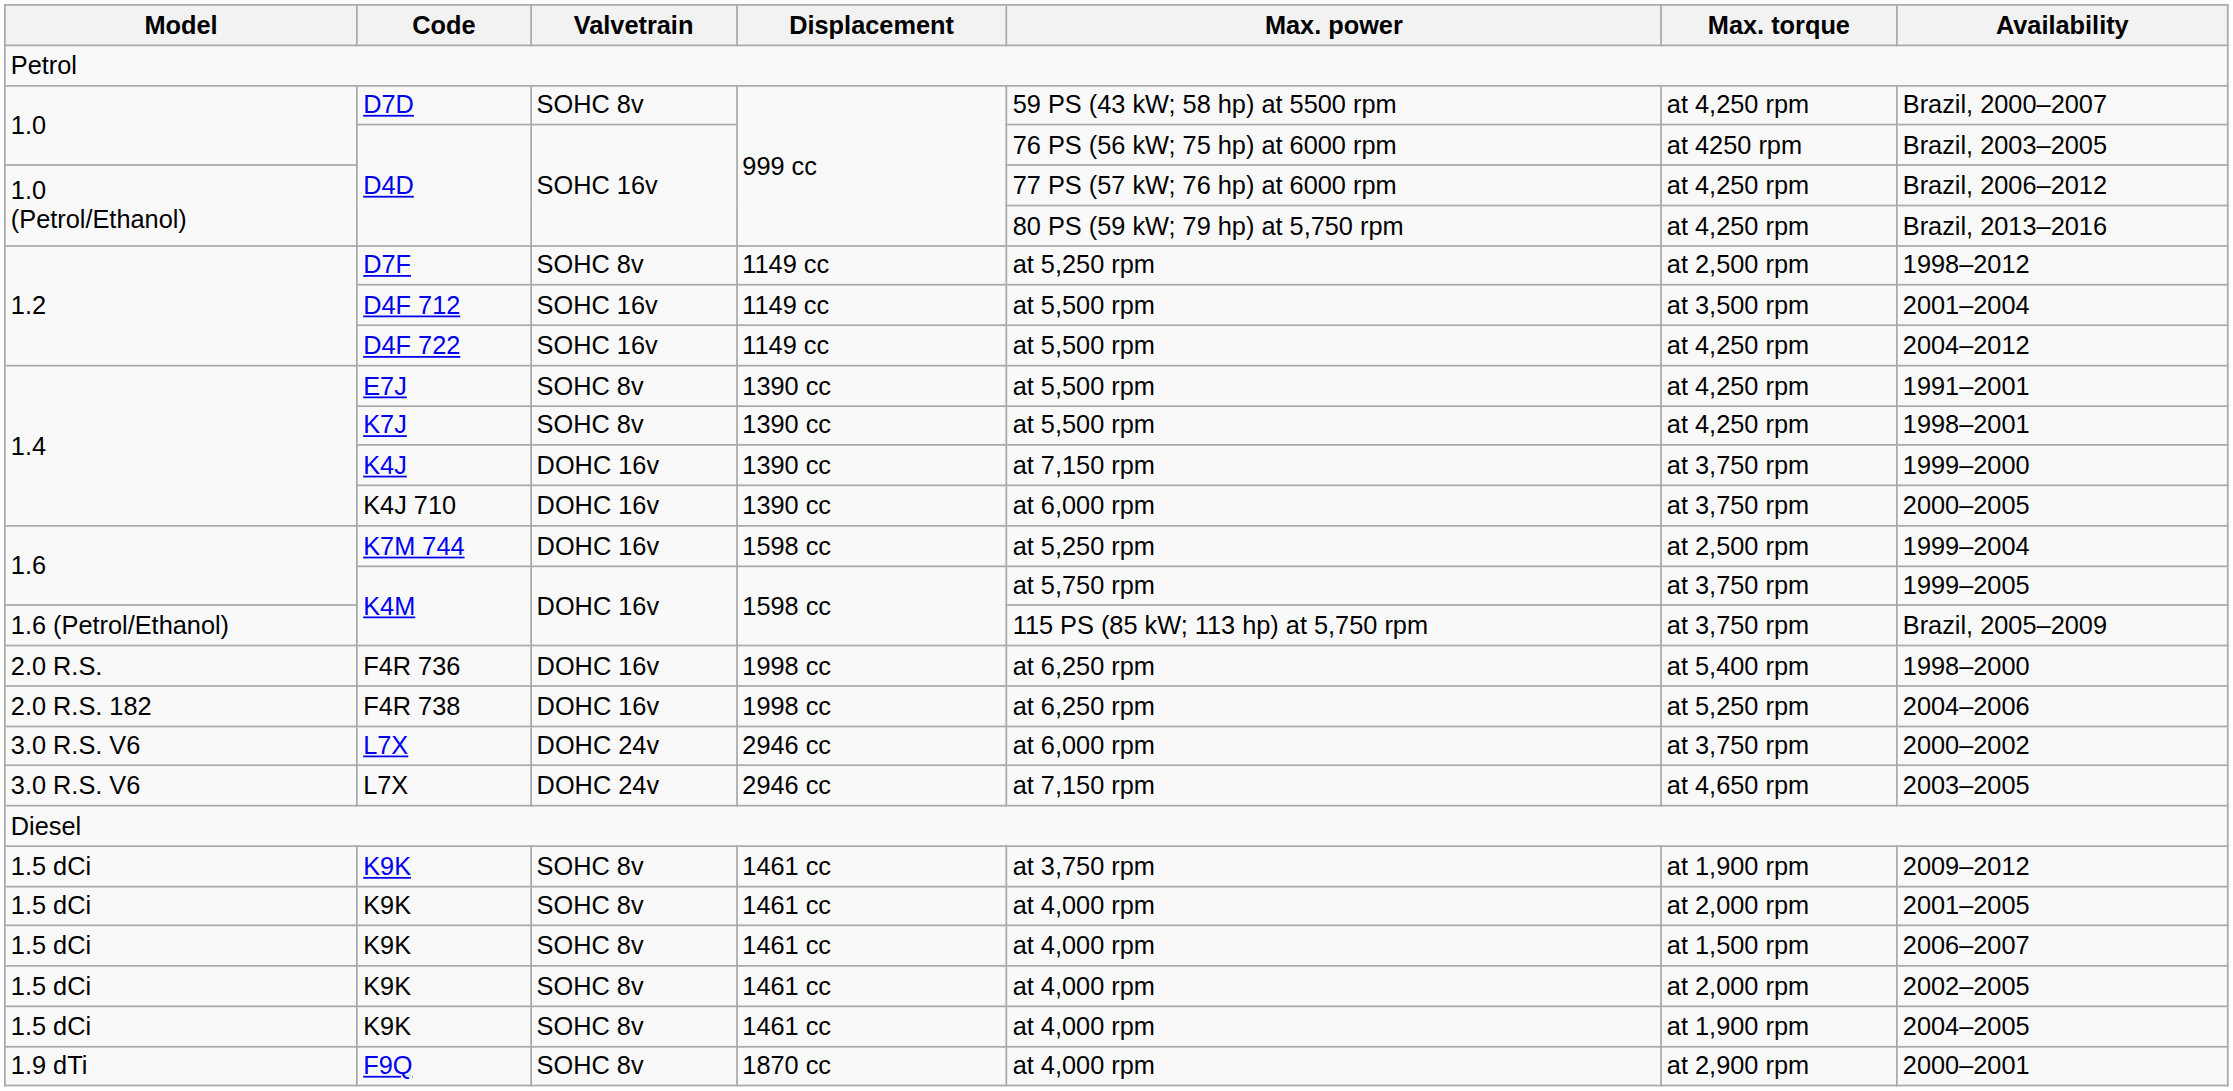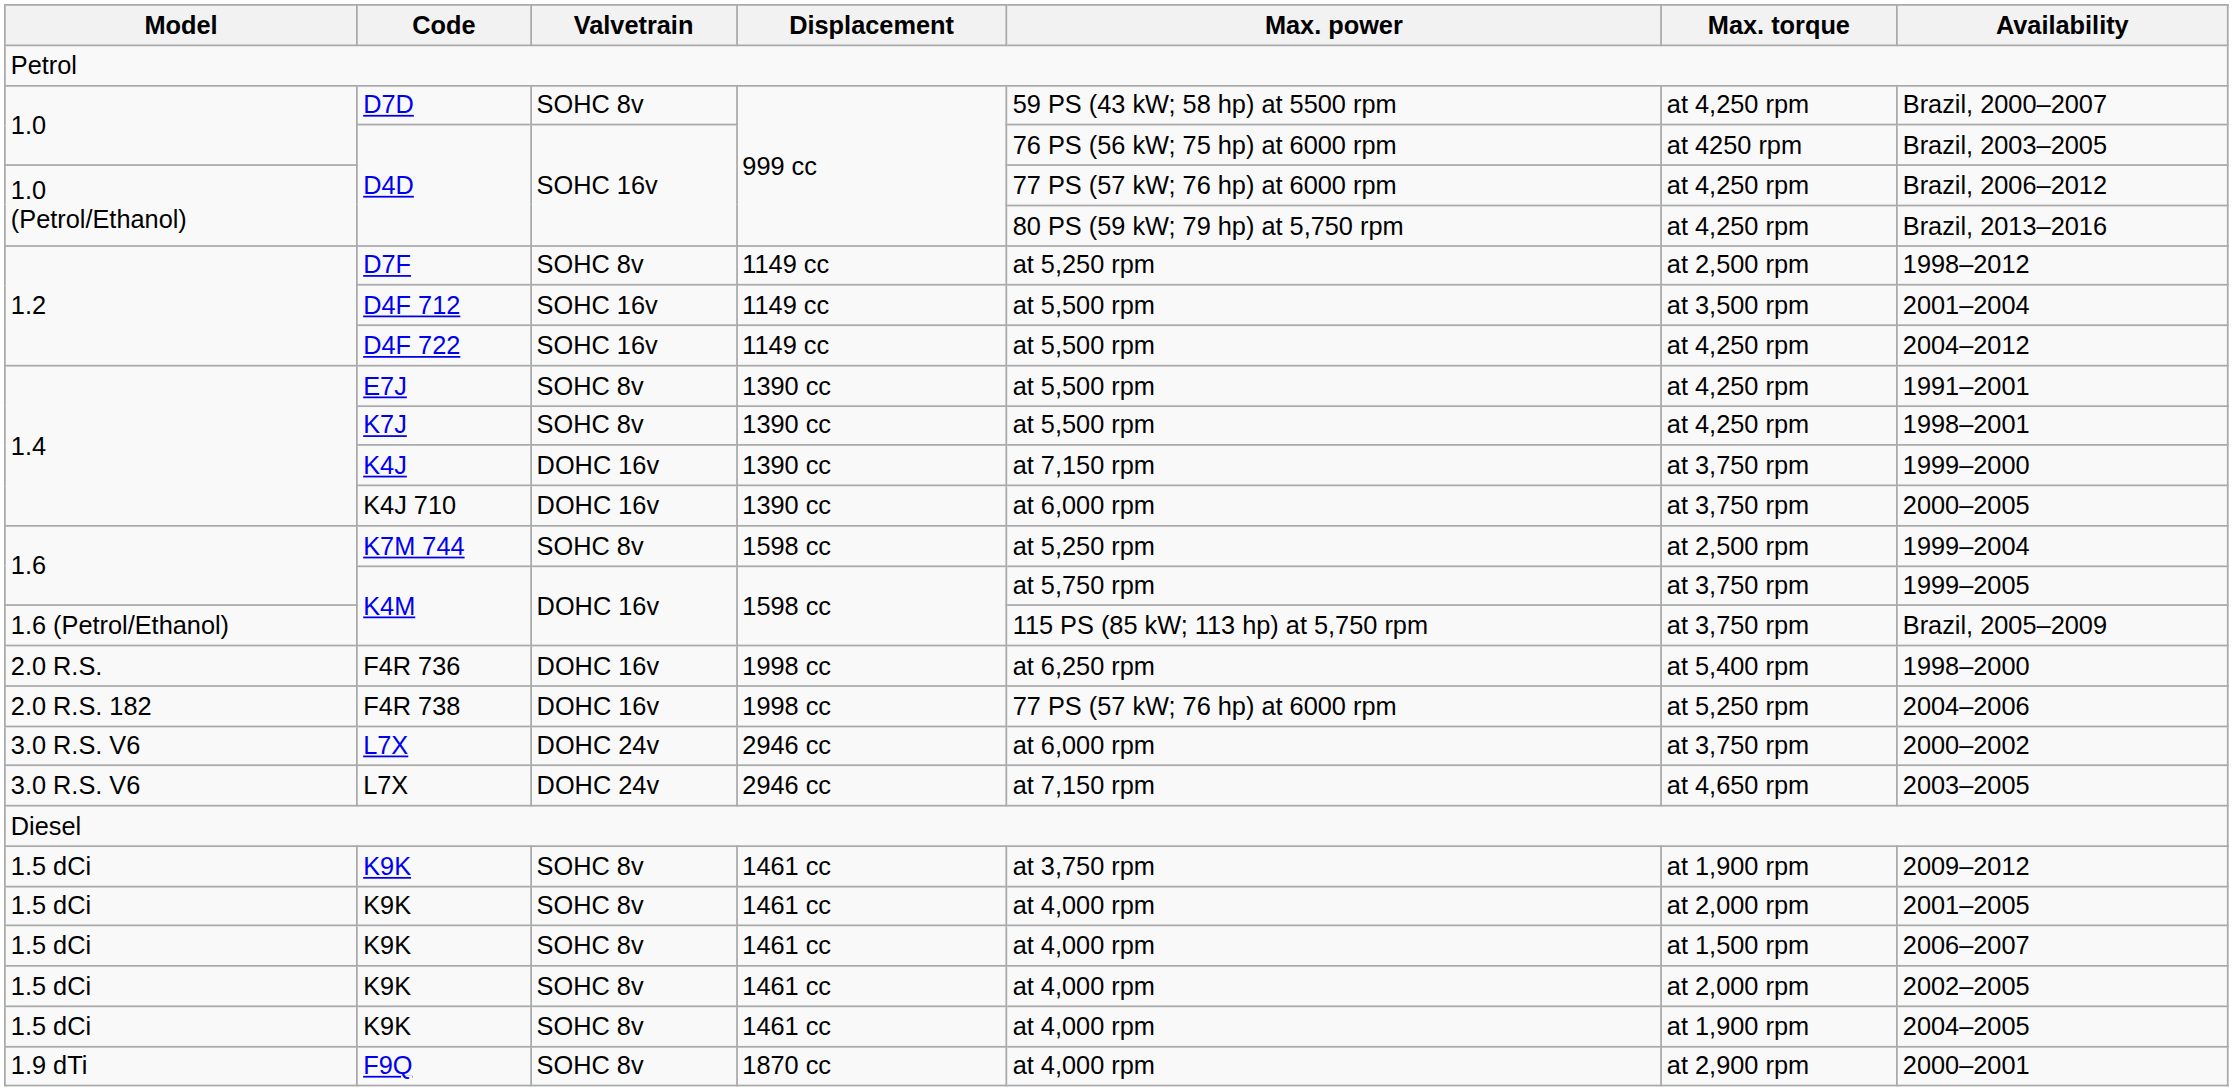(598, 546) DOHC 16v -> (590, 546) SOHC 8v
(1084, 706) at 6,250 rpm -> (1205, 706) 77 PS (57 kW; 76 hp) at 6000 rpm
